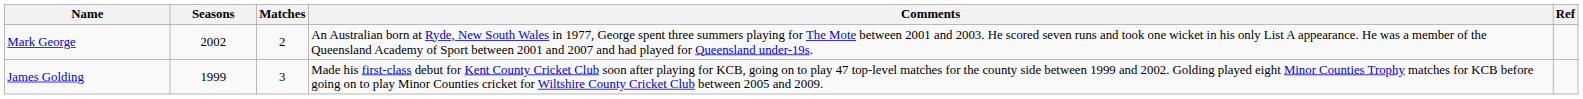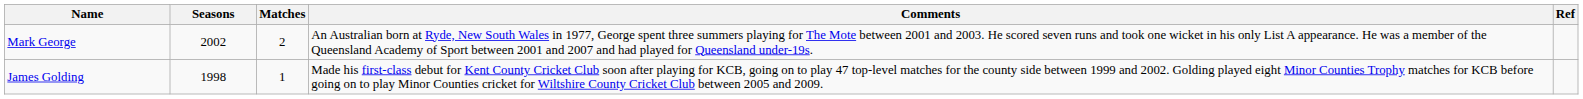(213, 76) 1999 -> (213, 76) 1998
(282, 76) 3 -> (282, 76) 1
